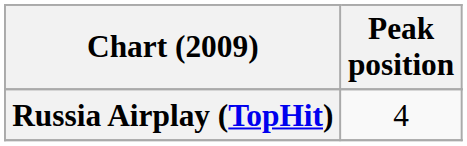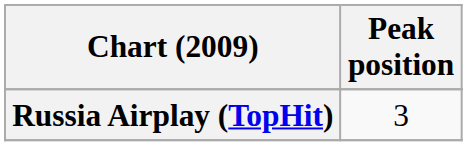(401, 114) 4 -> (401, 114) 3
